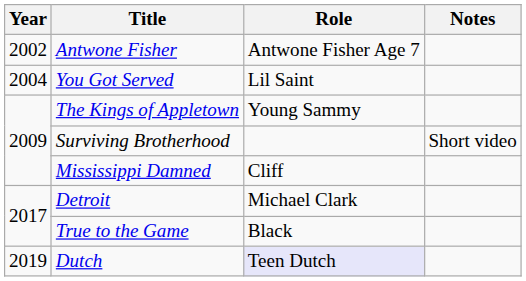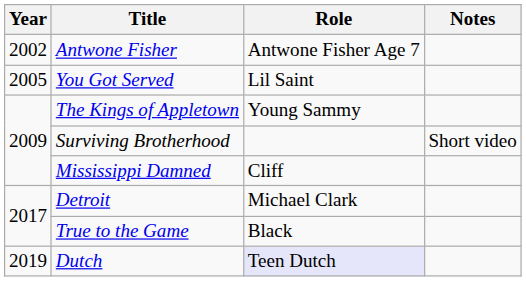(28, 79) 2004 -> (28, 79) 2005
